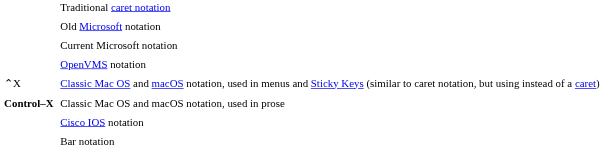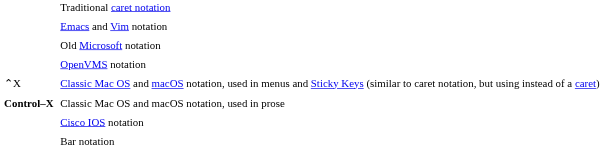+ row: (114, 26)
- row: (119, 45)
